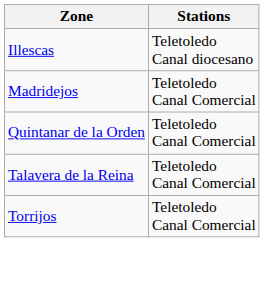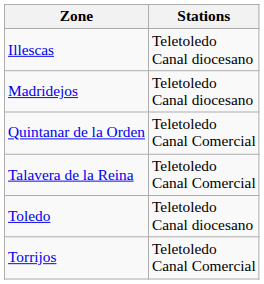(204, 91) Teletoledo Canal Comercial -> (203, 91) Teletoledo Canal diocesano
+ row: (29, 216)
